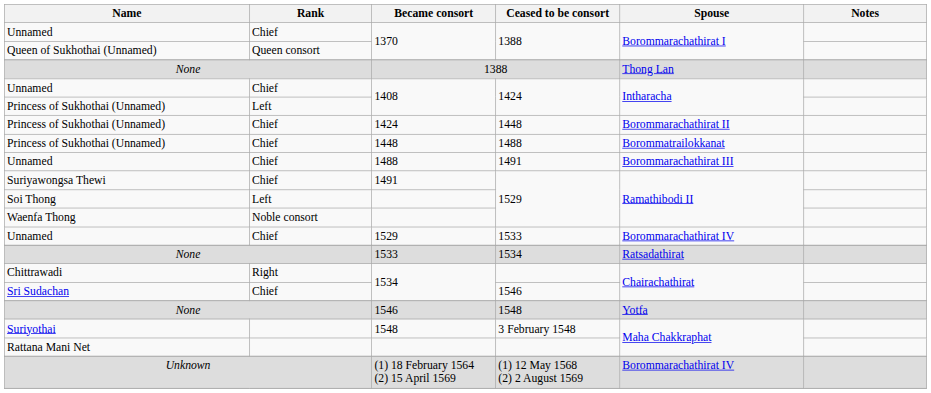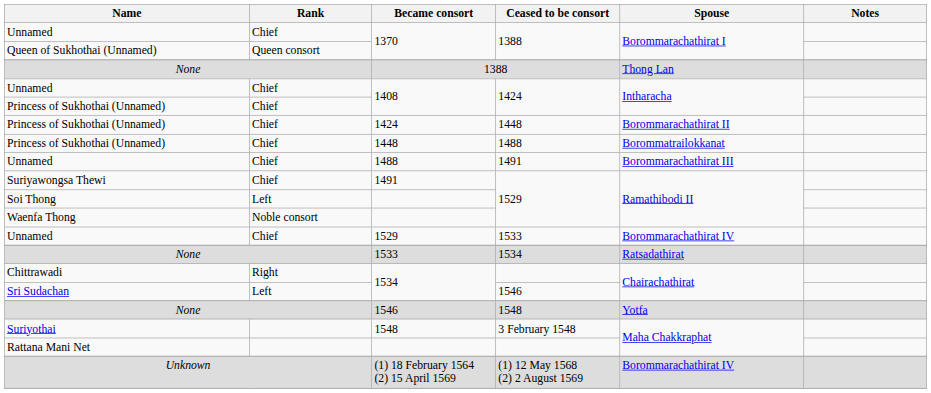(262, 106) Left -> (265, 106) Chief
(265, 291) Chief -> (262, 291) Left
